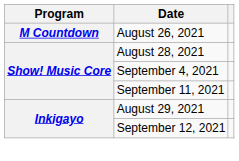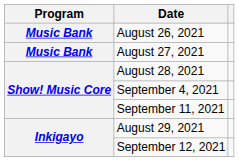(59, 33) M Countdown -> (59, 33) Music Bank
+ row: (160, 52)
